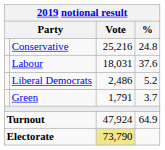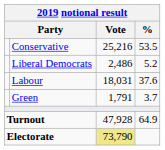(148, 47) 24.8 -> (148, 47) 53.5
rows swapped: (27, 64) <-> (52, 81)
(118, 119) 47,924 -> (118, 119) 47,928
